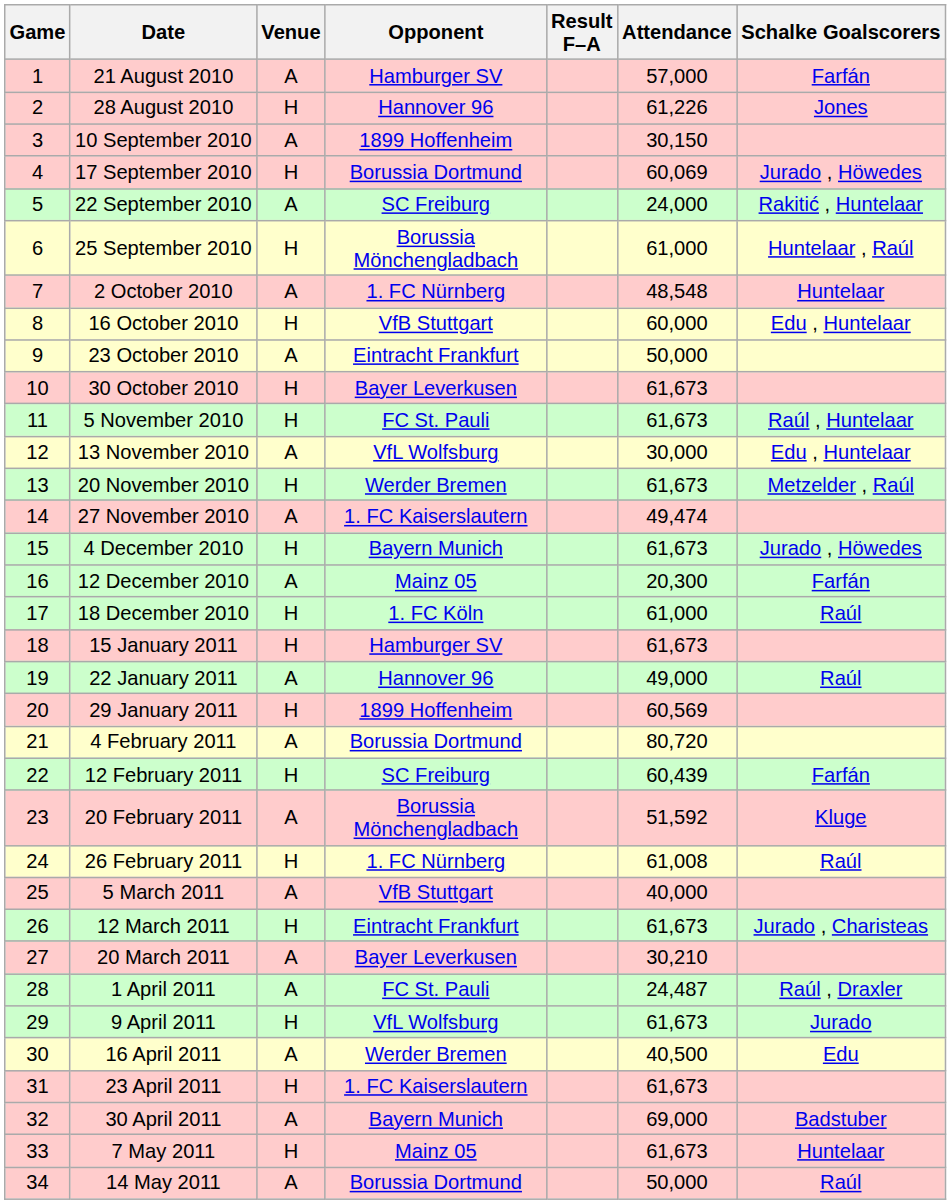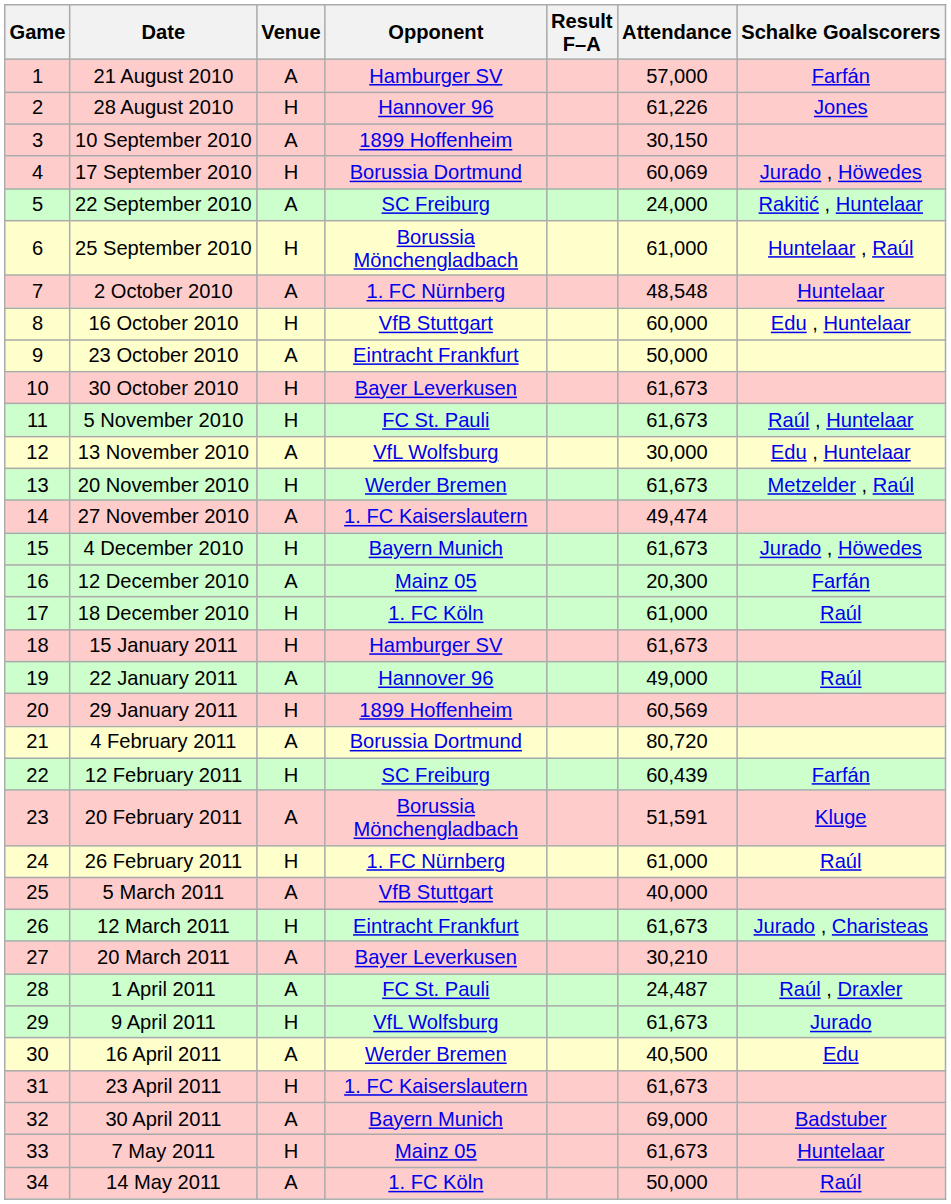(677, 818) 51,592 -> (677, 818) 51,591
(677, 861) 61,008 -> (677, 861) 61,000
(436, 1183) Borussia Dortmund -> (436, 1183) 1. FC Köln
